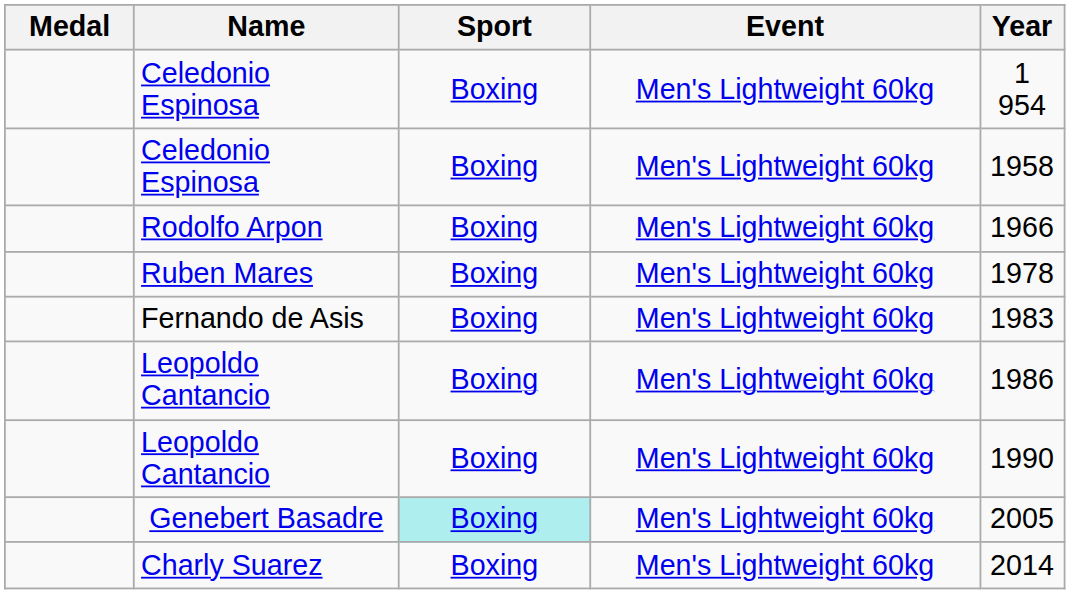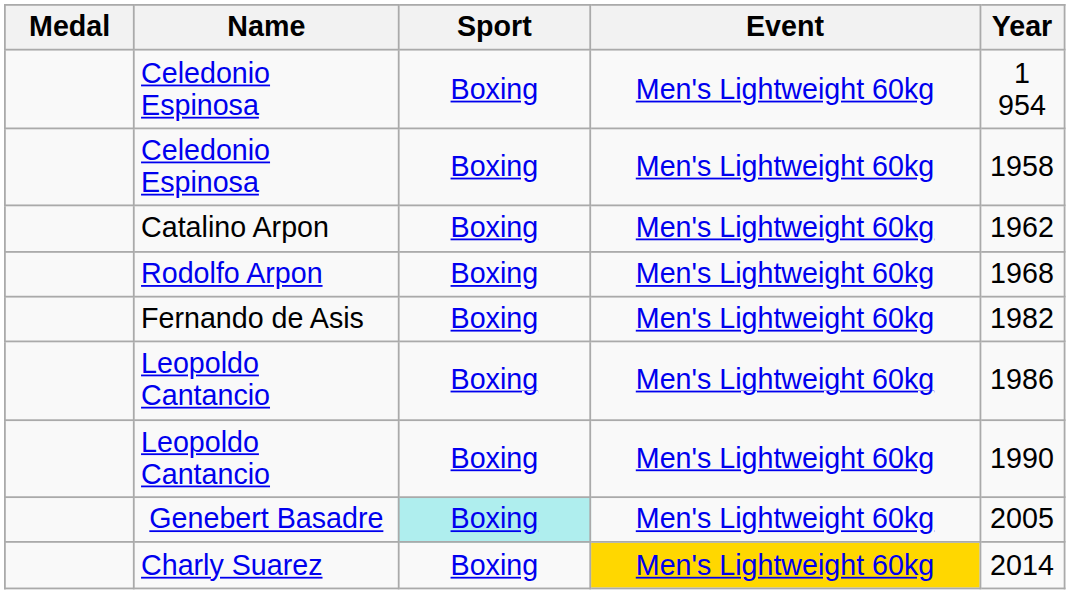+ row: (70, 228)
(1022, 227) 1966 -> (1022, 273) 1968
- row: (70, 274)
(1022, 318) 1983 -> (1022, 318) 1982
(785, 564) no background -> (785, 564) gold background
